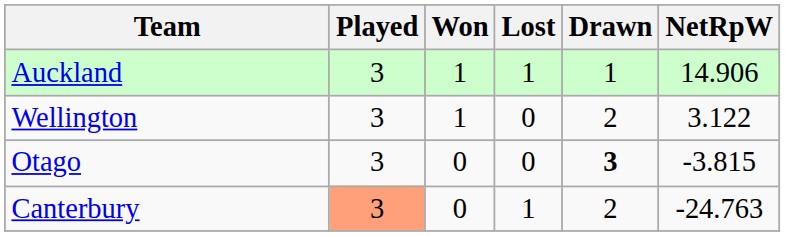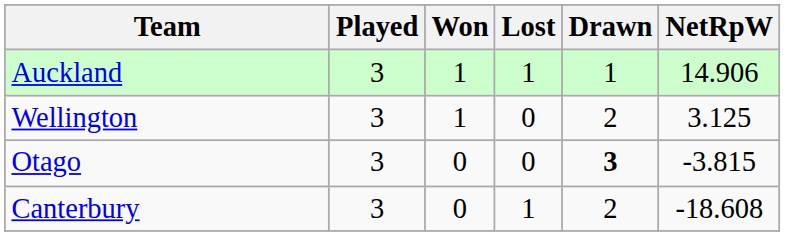(719, 117) 3.122 -> (719, 117) 3.125
(377, 207) lightsalmon background -> (377, 207) no background
(719, 207) -24.763 -> (719, 207) -18.608
